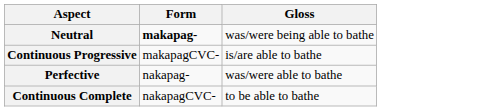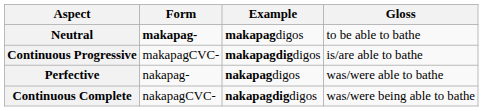+ column: (273, 14)
(300, 34) was/were being able to bathe -> (373, 34) to be able to bathe
(272, 95) to be able to bathe -> (401, 95) was/were being able to bathe
